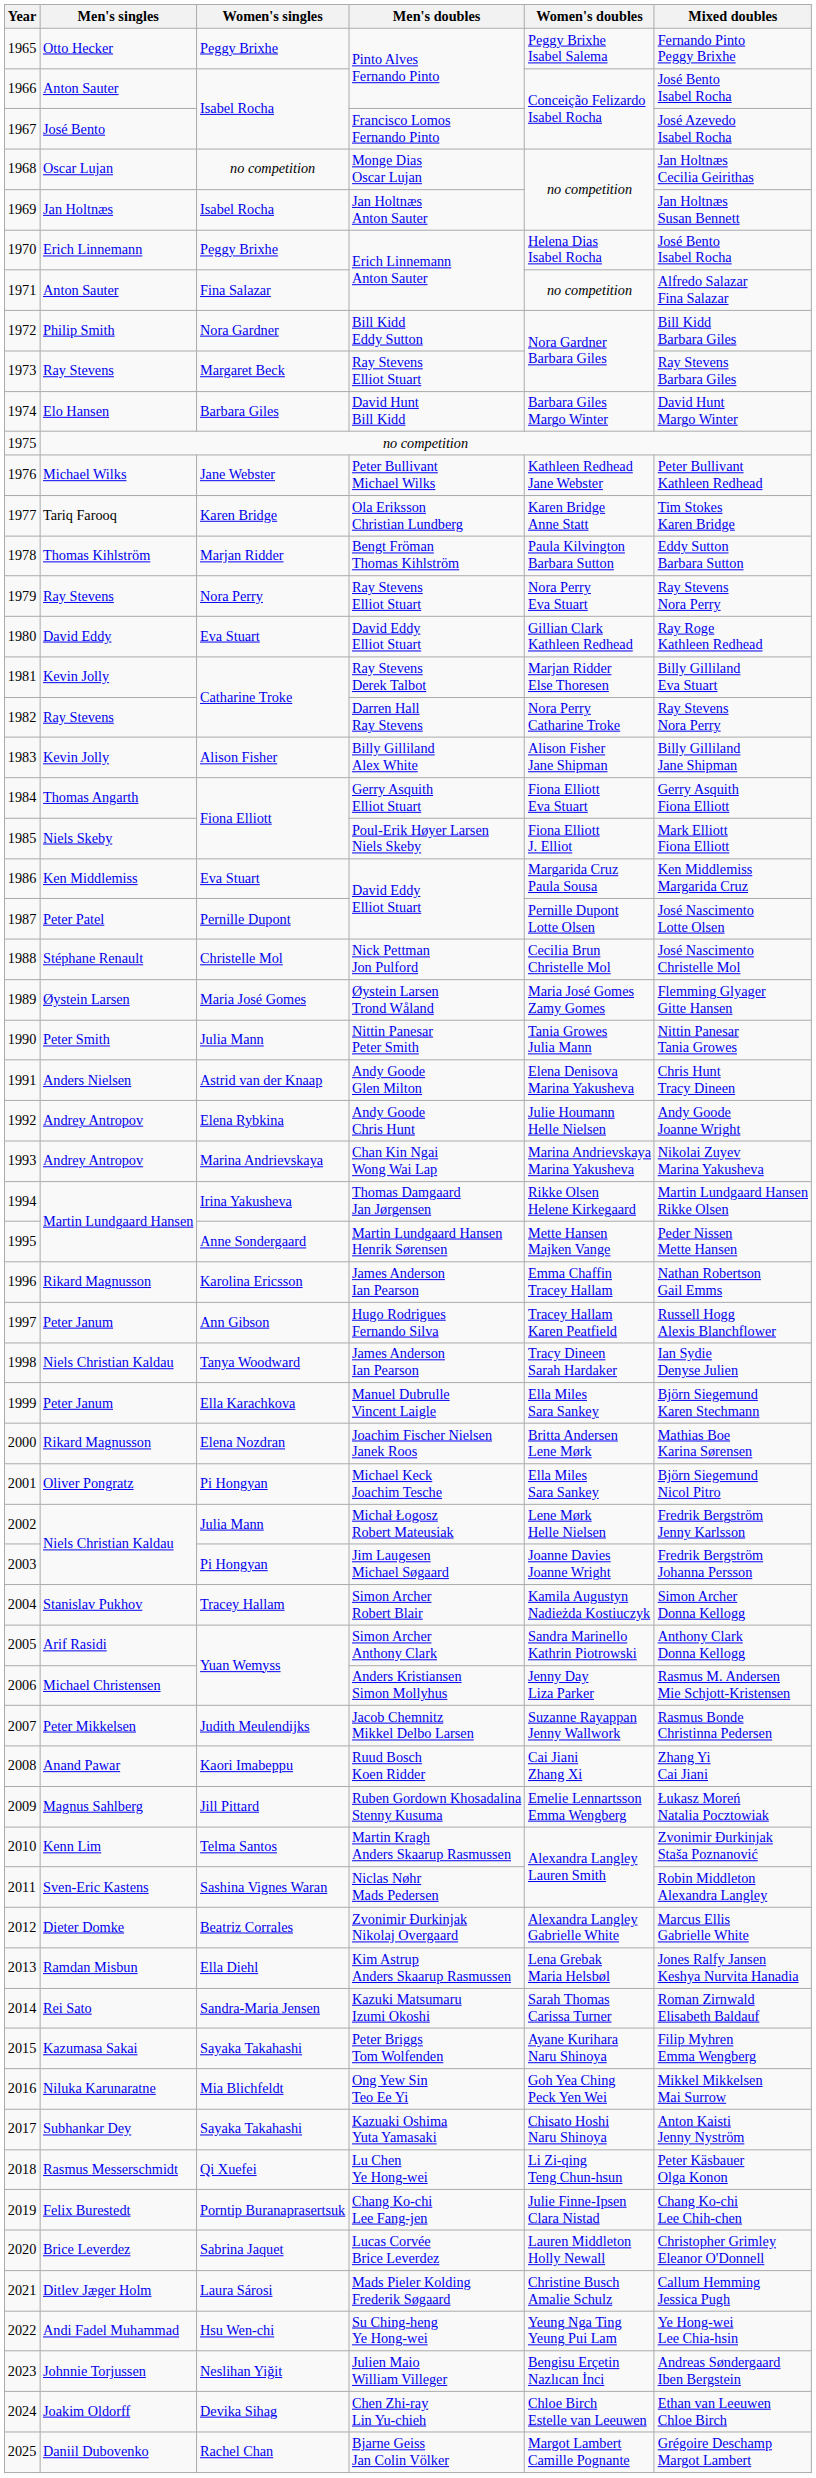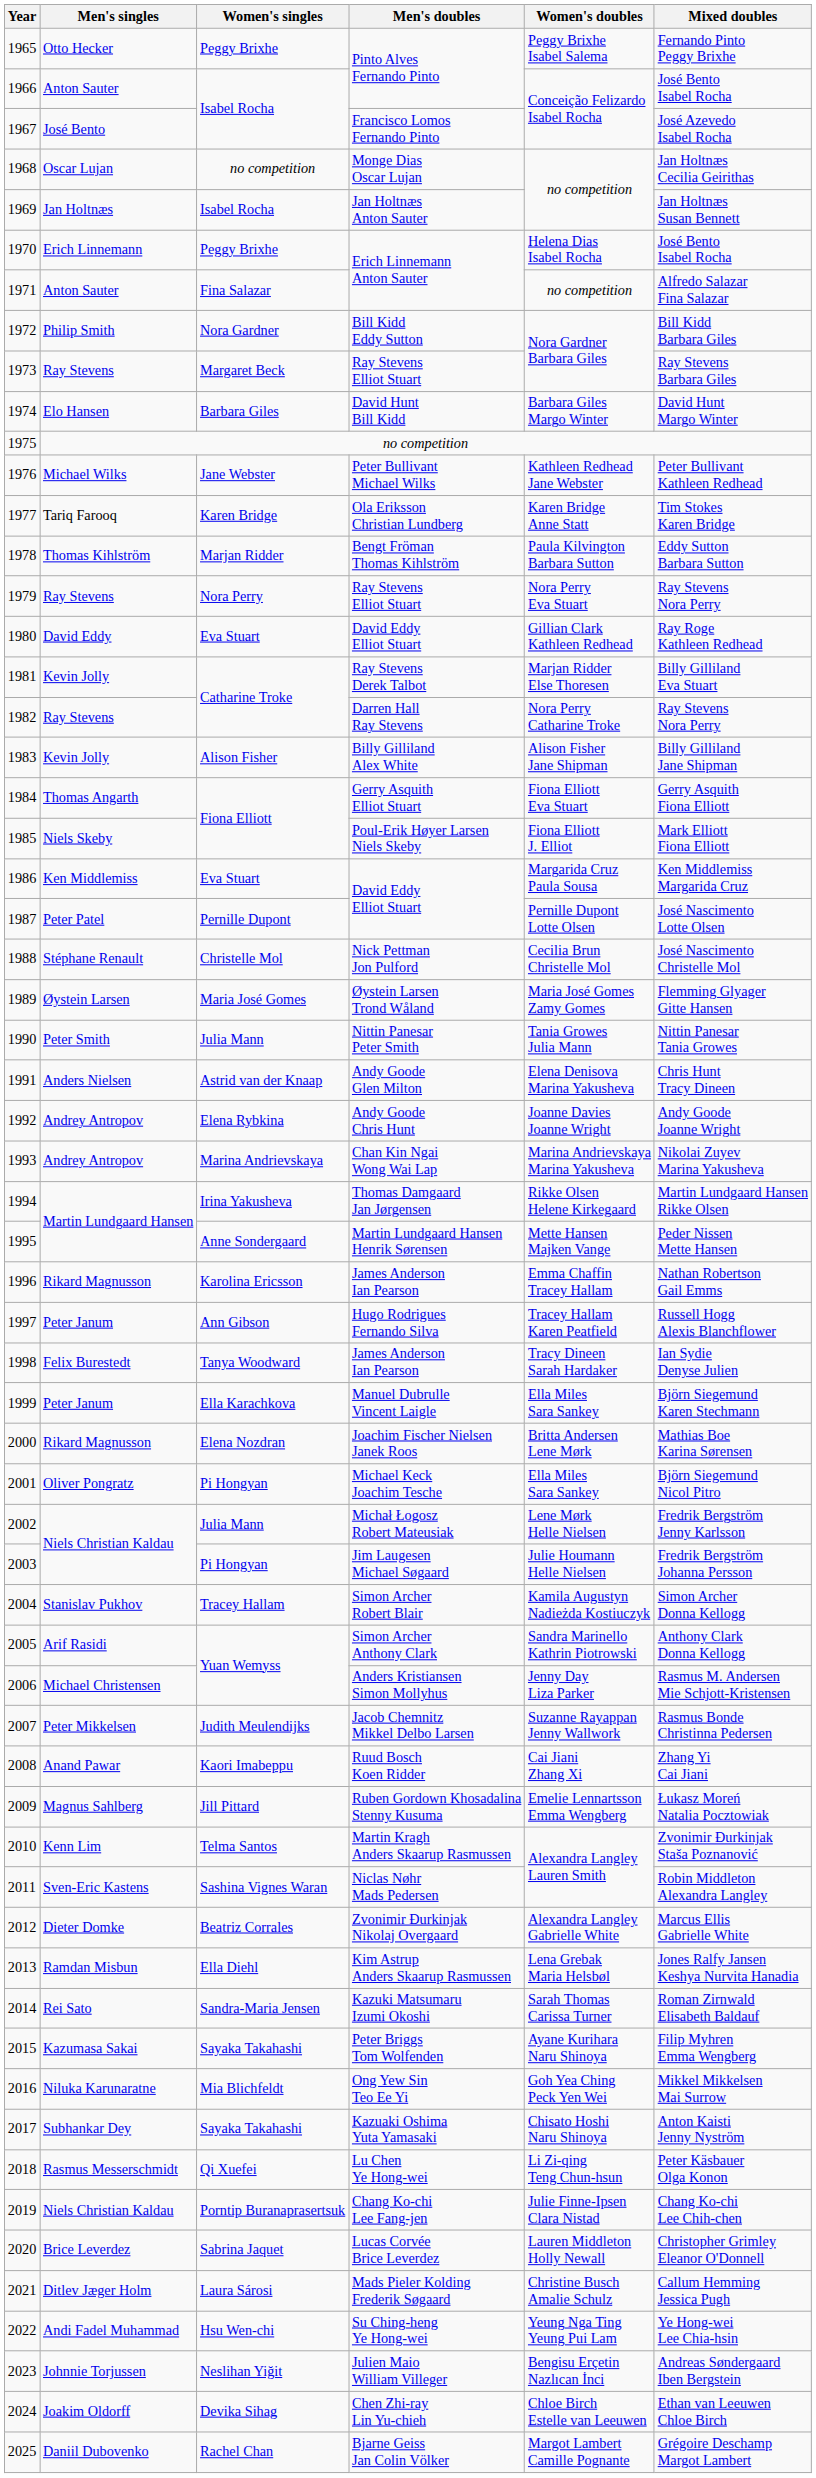(571, 1120) Julie Houmann Helle Nielsen -> (569, 1120) Joanne Davies Joanne Wright
(108, 1363) Niels Christian Kaldau -> (87, 1363) Felix Burestedt
(569, 1564) Joanne Davies Joanne Wright -> (571, 1564) Julie Houmann Helle Nielsen
(87, 2210) Felix Burestedt -> (108, 2210) Niels Christian Kaldau
